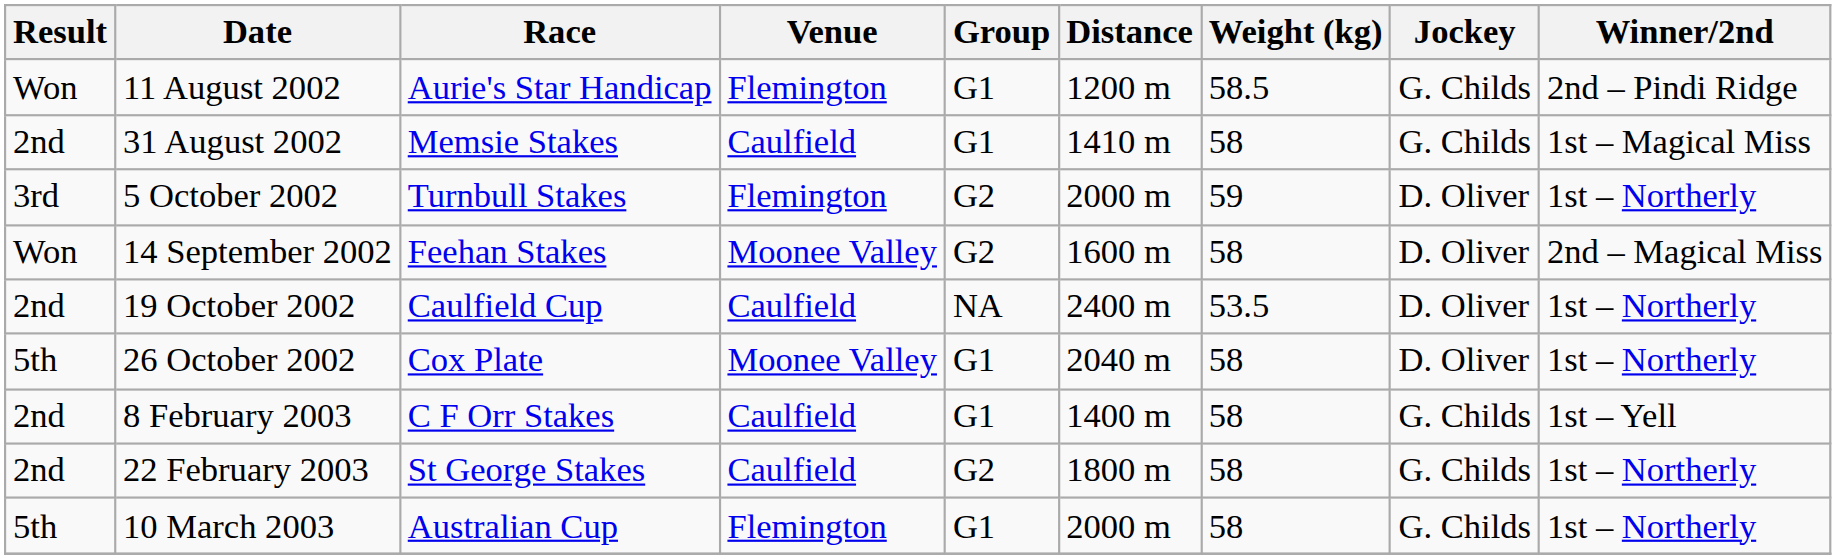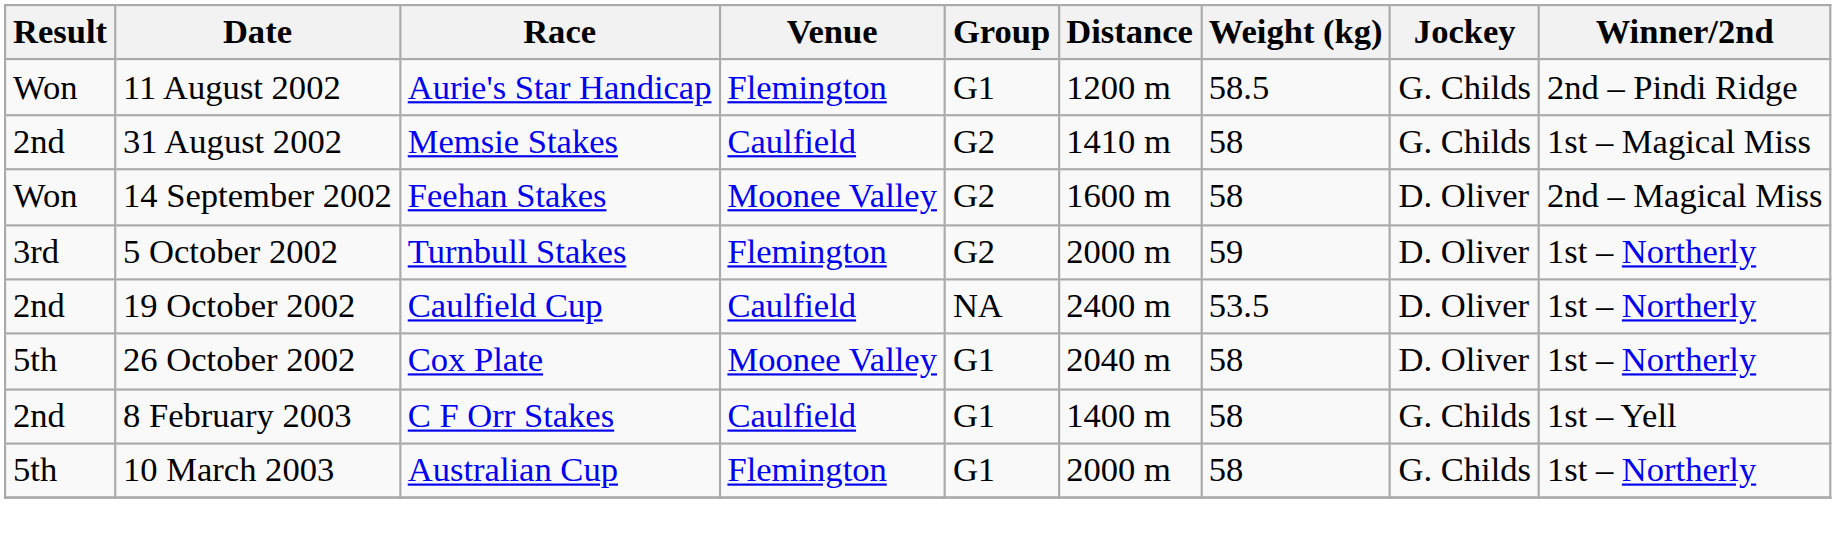(974, 141) G1 -> (974, 141) G2
rows swapped: (257, 251) <-> (231, 196)
- row: (246, 470)
